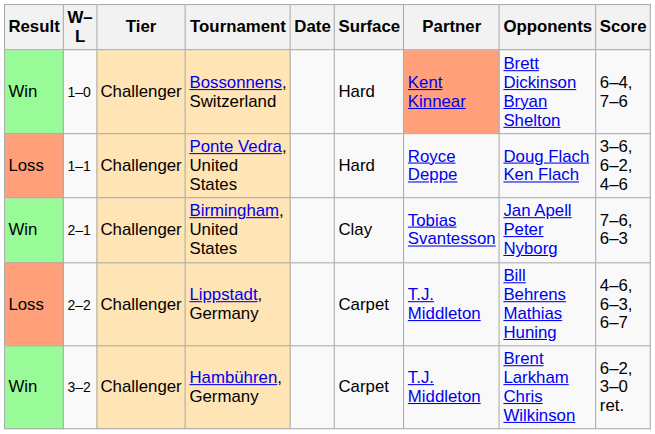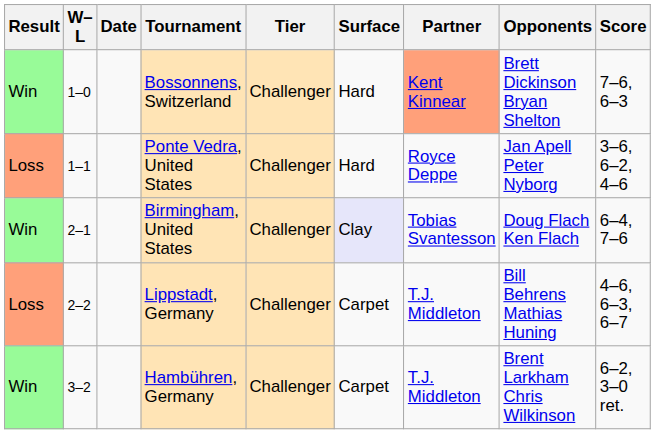columns swapped: (313, 27) <-> (141, 27)
(616, 91) 6–4, 7–6 -> (616, 91) 7–6, 6–3
(546, 165) Doug Flach Ken Flach -> (537, 165) Jan Apell Peter Nyborg
(355, 230) no background -> (355, 230) lavender background
(537, 230) Jan Apell Peter Nyborg -> (546, 230) Doug Flach Ken Flach
(616, 230) 7–6, 6–3 -> (616, 230) 6–4, 7–6
